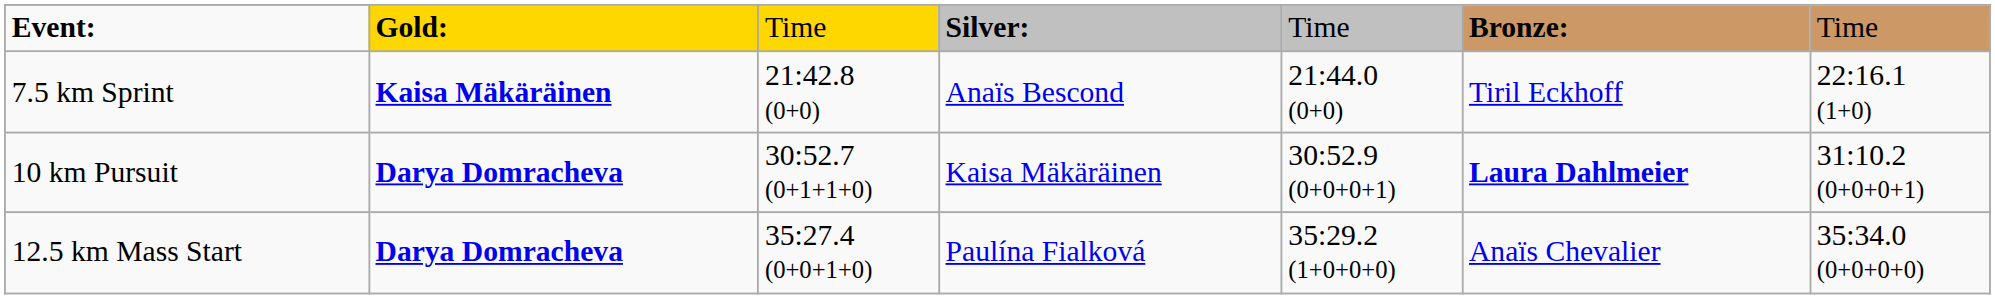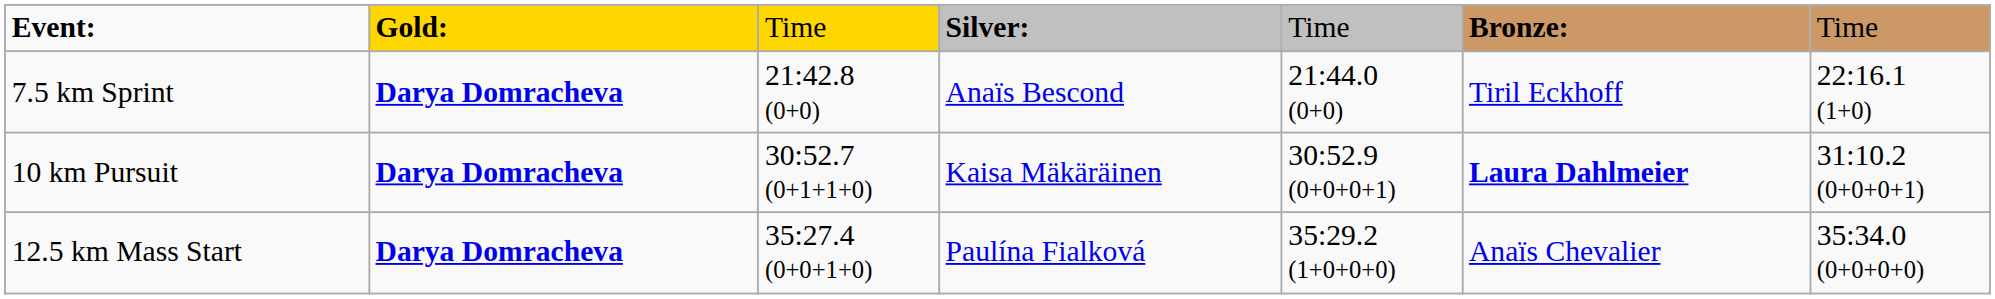(493, 91) Kaisa Mäkäräinen -> (499, 91) Darya Domracheva
